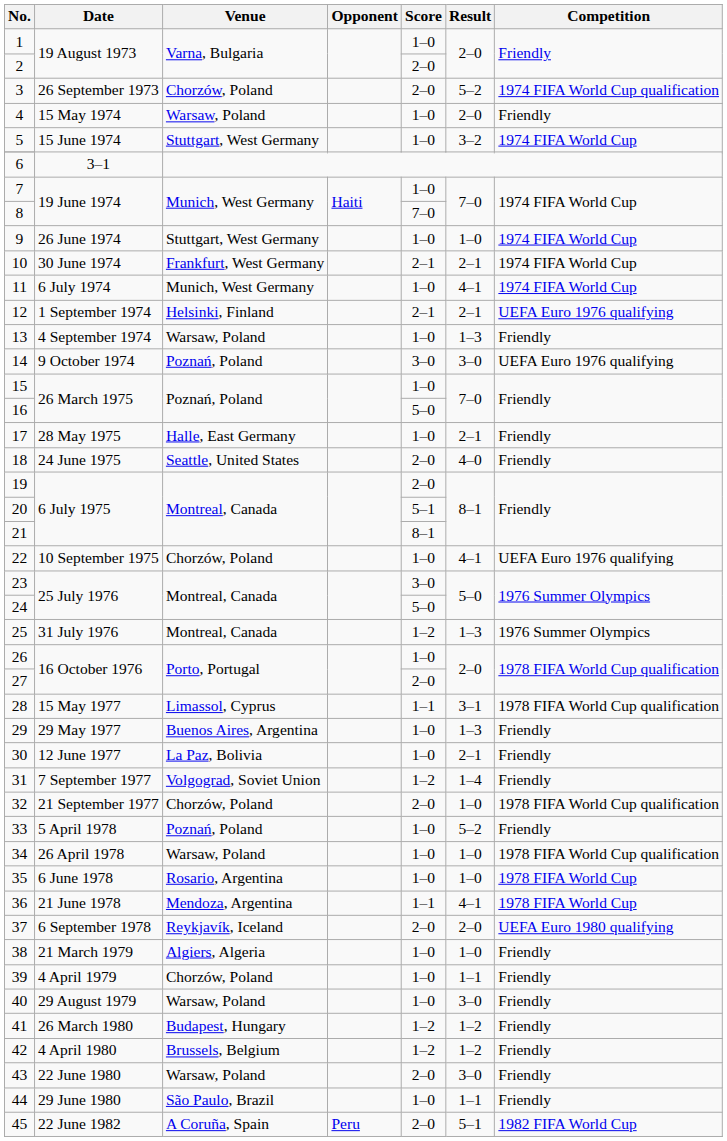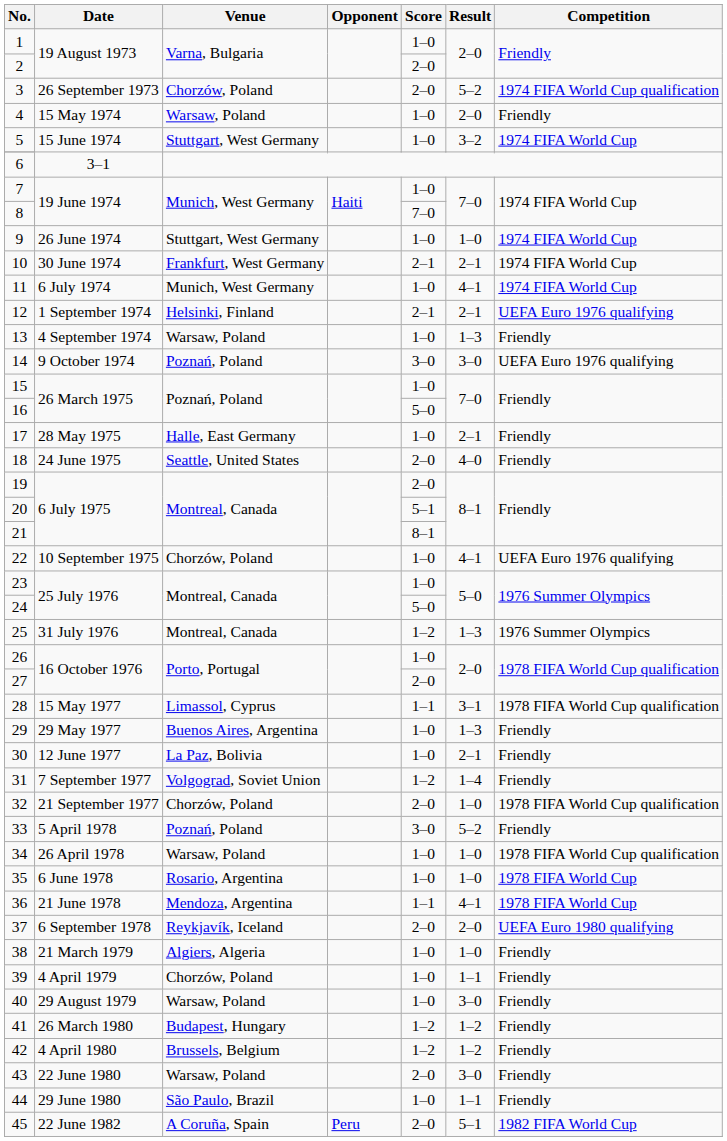(423, 582) 3–0 -> (423, 582) 1–0
(423, 829) 1–0 -> (423, 829) 3–0
